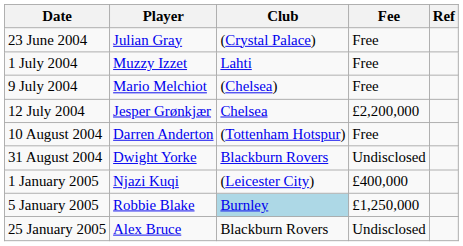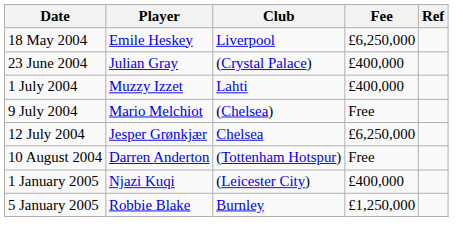+ row: (48, 39)
(365, 39) Free -> (376, 63) £400,000
(365, 63) Free -> (376, 87) £400,000
(386, 110) £2,200,000 -> (382, 134) £6,250,000
- row: (55, 157)
(244, 205) lightblue background -> (240, 205) no background
- row: (57, 228)
